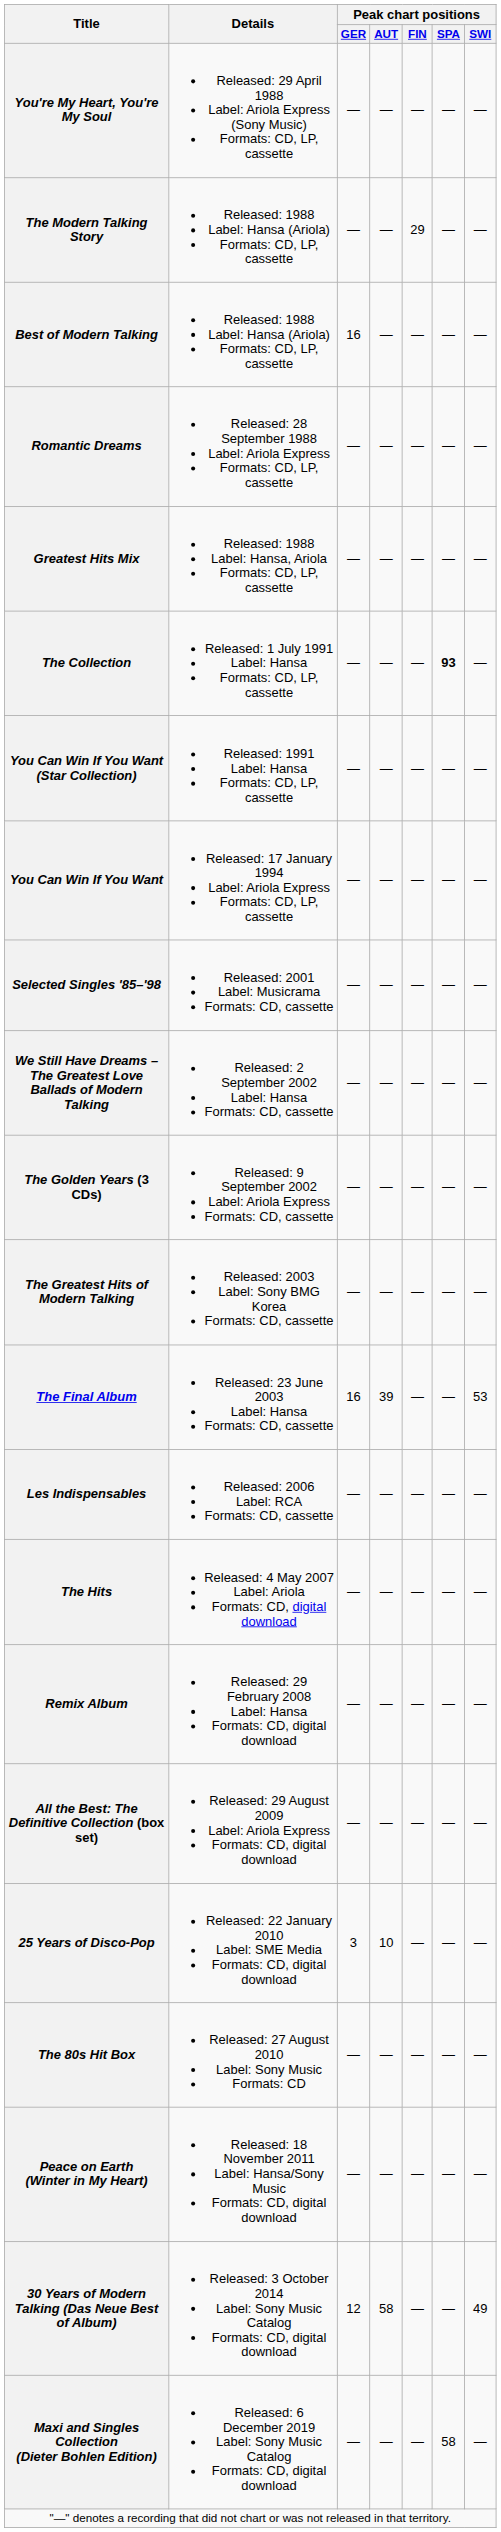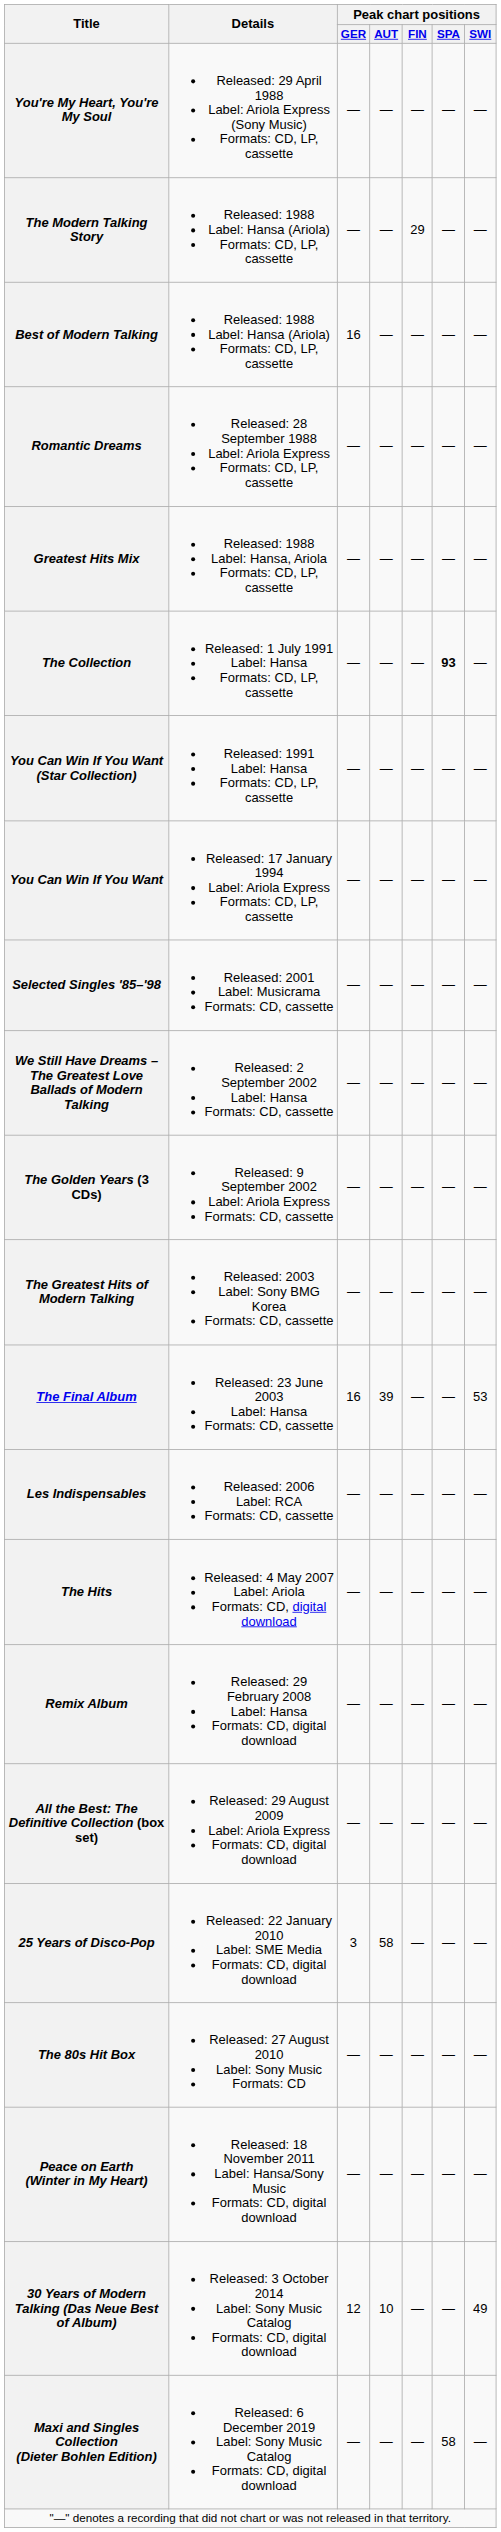(386, 1942) 10 -> (386, 1942) 58
(386, 2308) 58 -> (386, 2308) 10
